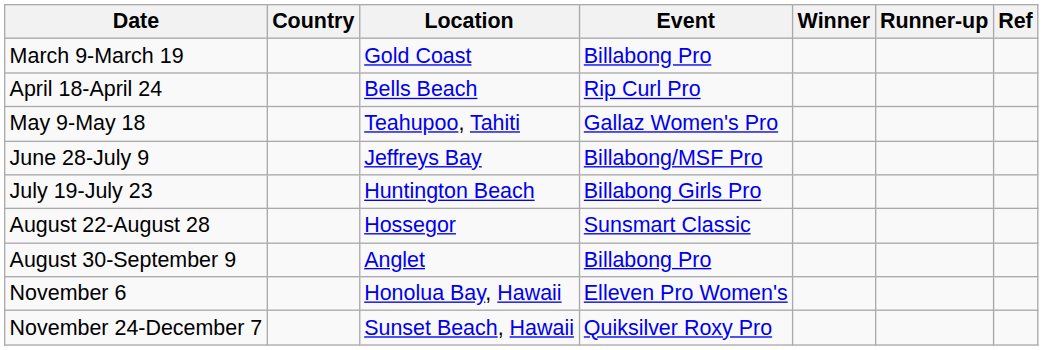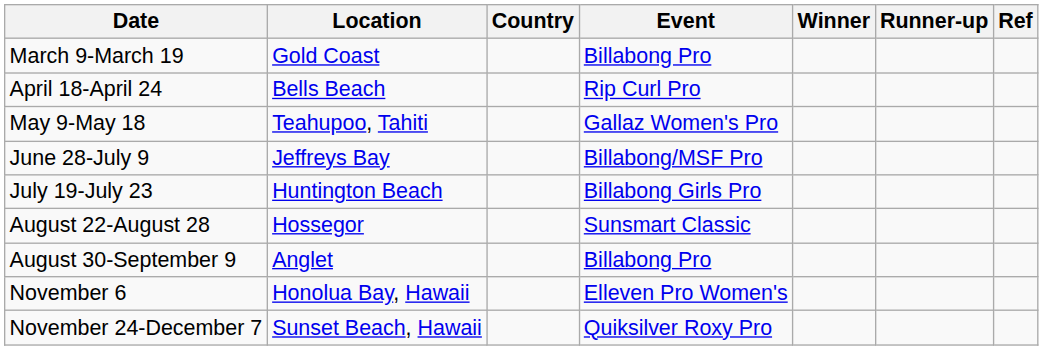columns swapped: (469, 21) <-> (313, 21)
